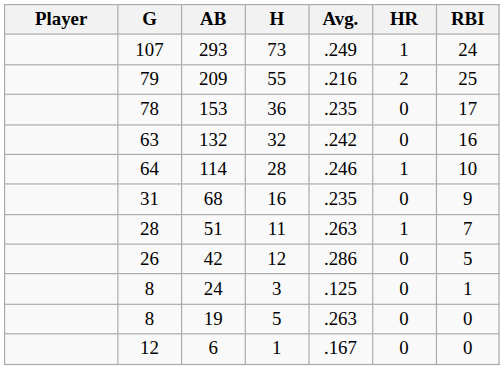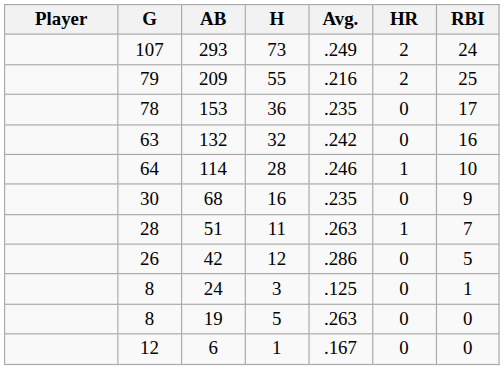(404, 49) 1 -> (404, 49) 2
(150, 199) 31 -> (150, 199) 30
